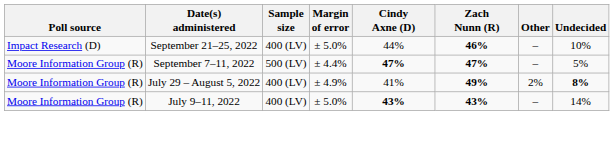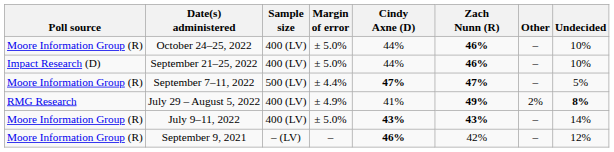+ row: (204, 45)
(75, 82) Moore Information Group (R) -> (42, 101) RMG Research
+ row: (204, 138)
